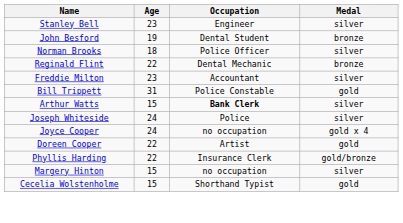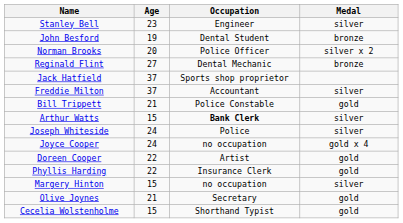(152, 51) 18 -> (152, 51) 20
(349, 51) silver -> (349, 51) silver x 2
(152, 64) 22 -> (152, 64) 27
+ row: (69, 78)
(152, 78) 23 -> (152, 91) 37
(152, 91) 31 -> (152, 104) 21
(349, 158) gold/bronze -> (349, 171) gold
+ row: (69, 198)
